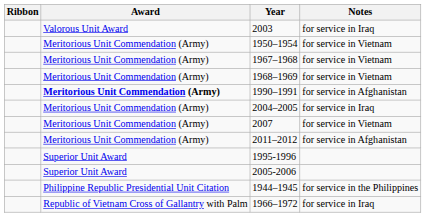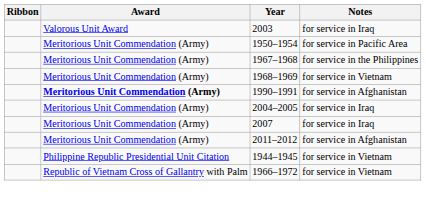(347, 44) for service in Vietnam -> (355, 44) for service in Pacific Area
(347, 60) for service in Vietnam -> (360, 60) for service in the Philippines
(347, 124) for service in Vietnam -> (338, 124) for service in Iraq
- row: (274, 156)
- row: (274, 172)
(360, 188) for service in the Philippines -> (347, 156) for service in Vietnam
(338, 204) for service in Iraq -> (347, 172) for service in Vietnam
